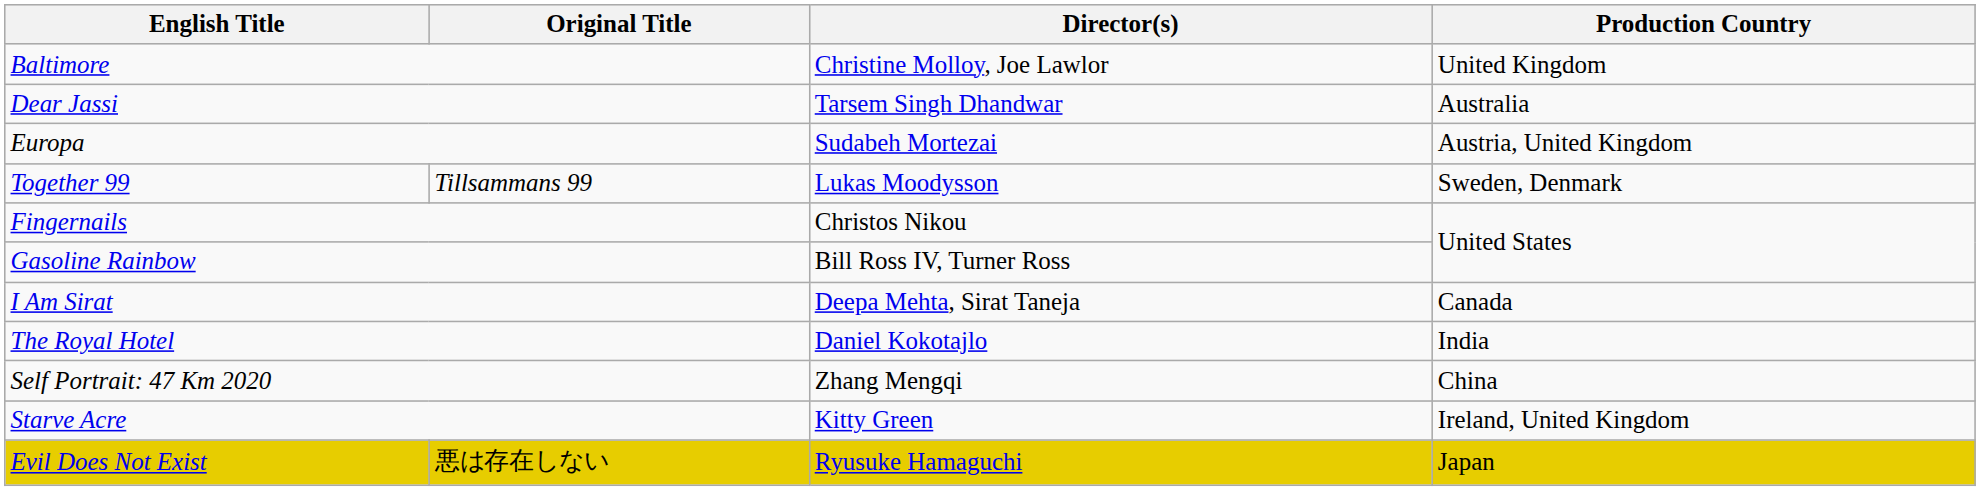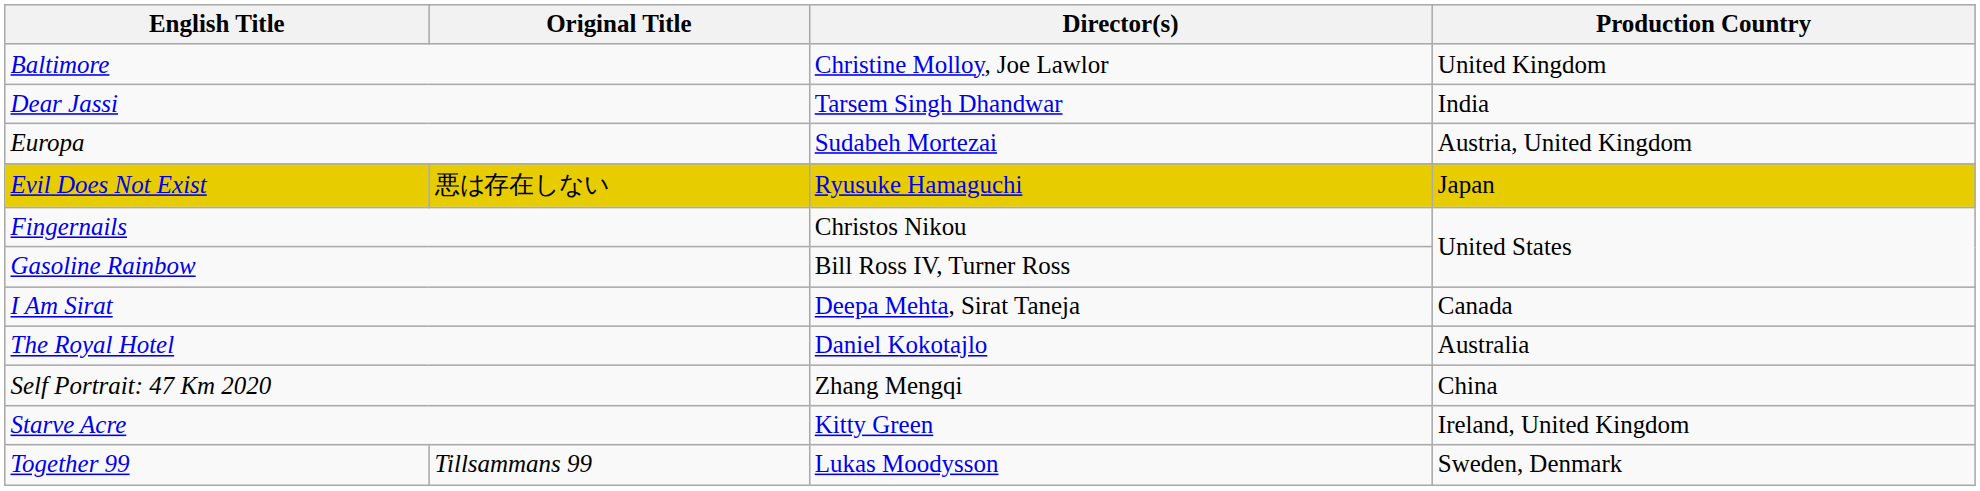(1484, 103) Australia -> (1464, 103) India
rows swapped: (109, 462) <-> (70, 182)
(1464, 340) India -> (1484, 345) Australia
